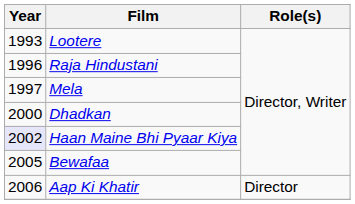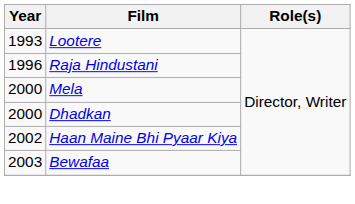(25, 89) 1997 -> (25, 89) 2000
(25, 138) lavender background -> (25, 138) no background
(25, 162) 2005 -> (25, 162) 2003
- row: (94, 187)
